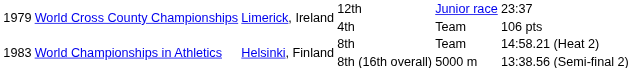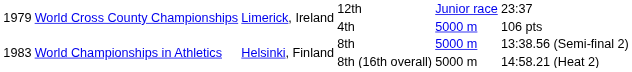(451, 26) Team -> (456, 26) 5000 m
(451, 44) Team -> (456, 44) 5000 m
(550, 44) 14:58.21 (Heat 2) -> (565, 44) 13:38.56 (Semi-final 2)
(565, 61) 13:38.56 (Semi-final 2) -> (550, 61) 14:58.21 (Heat 2)
